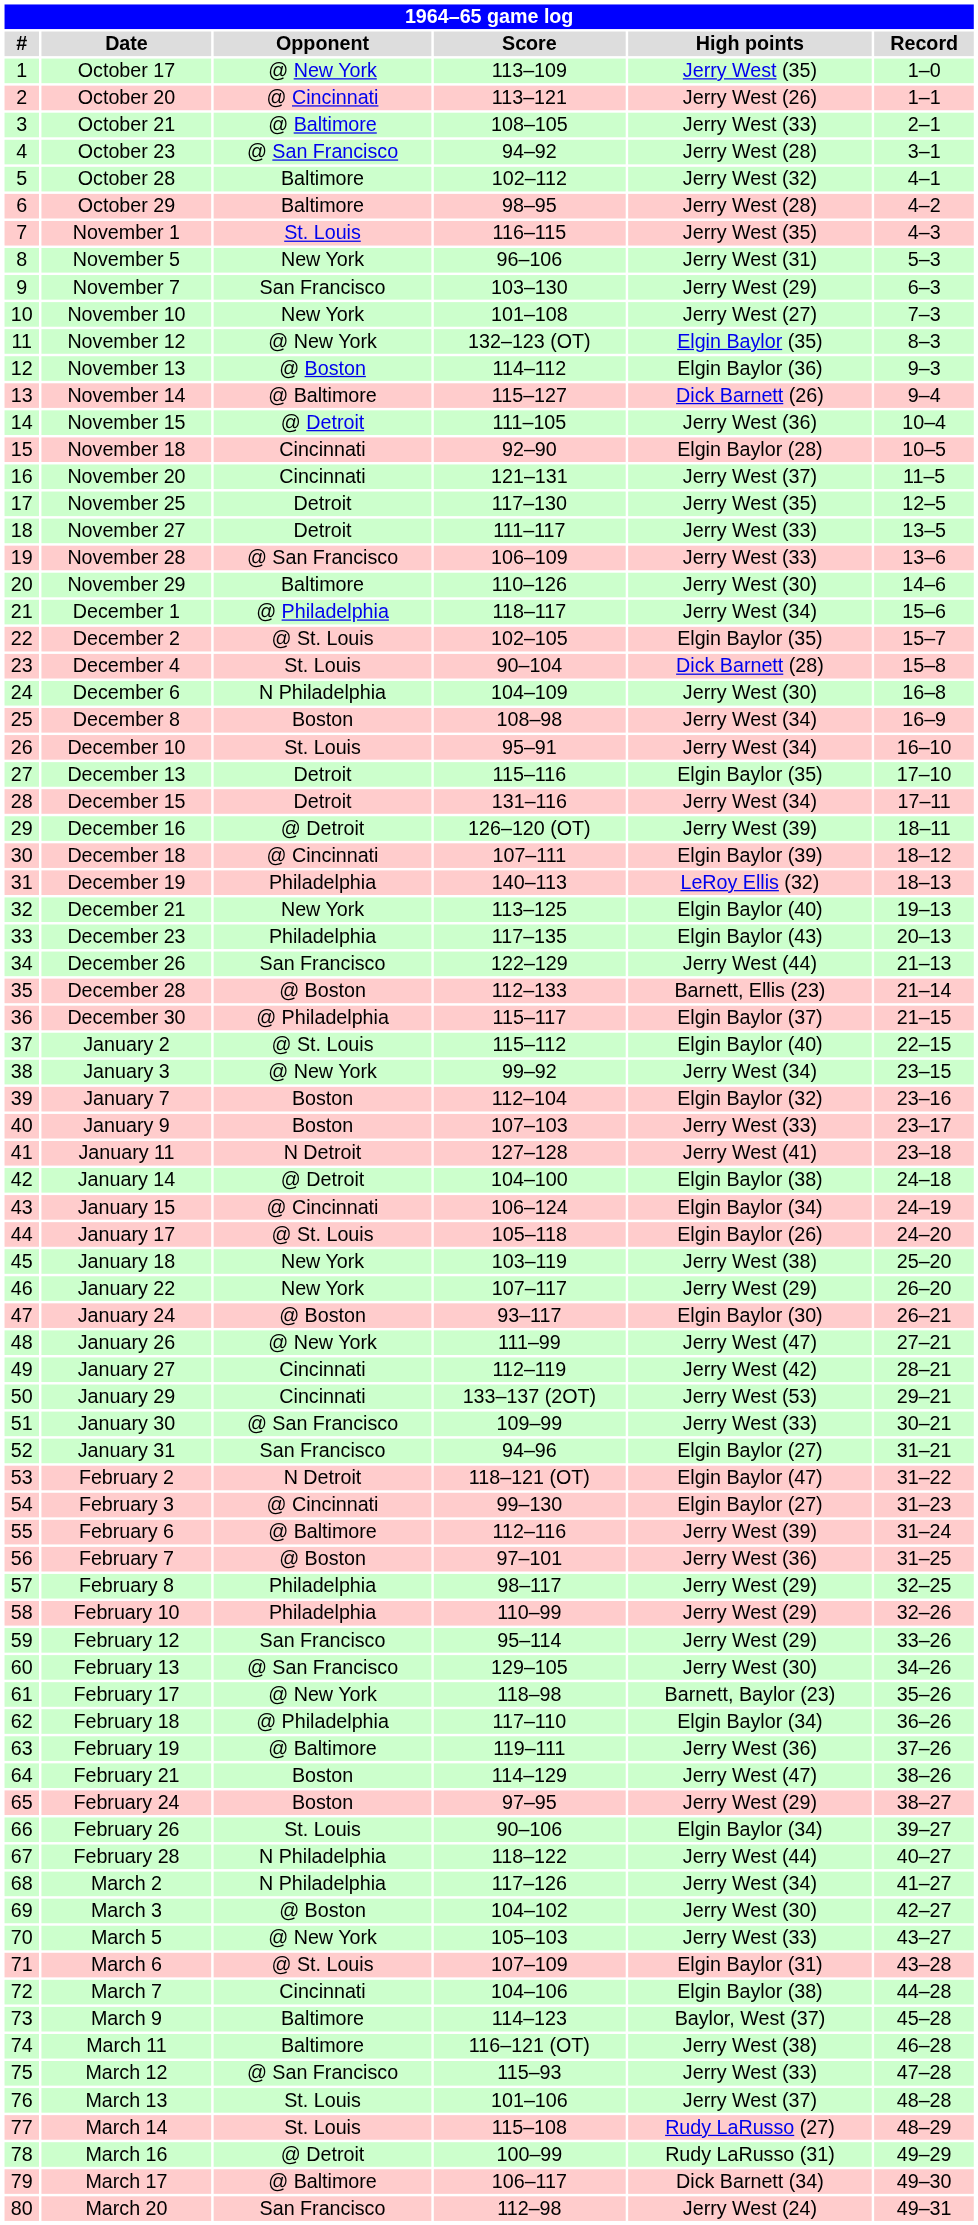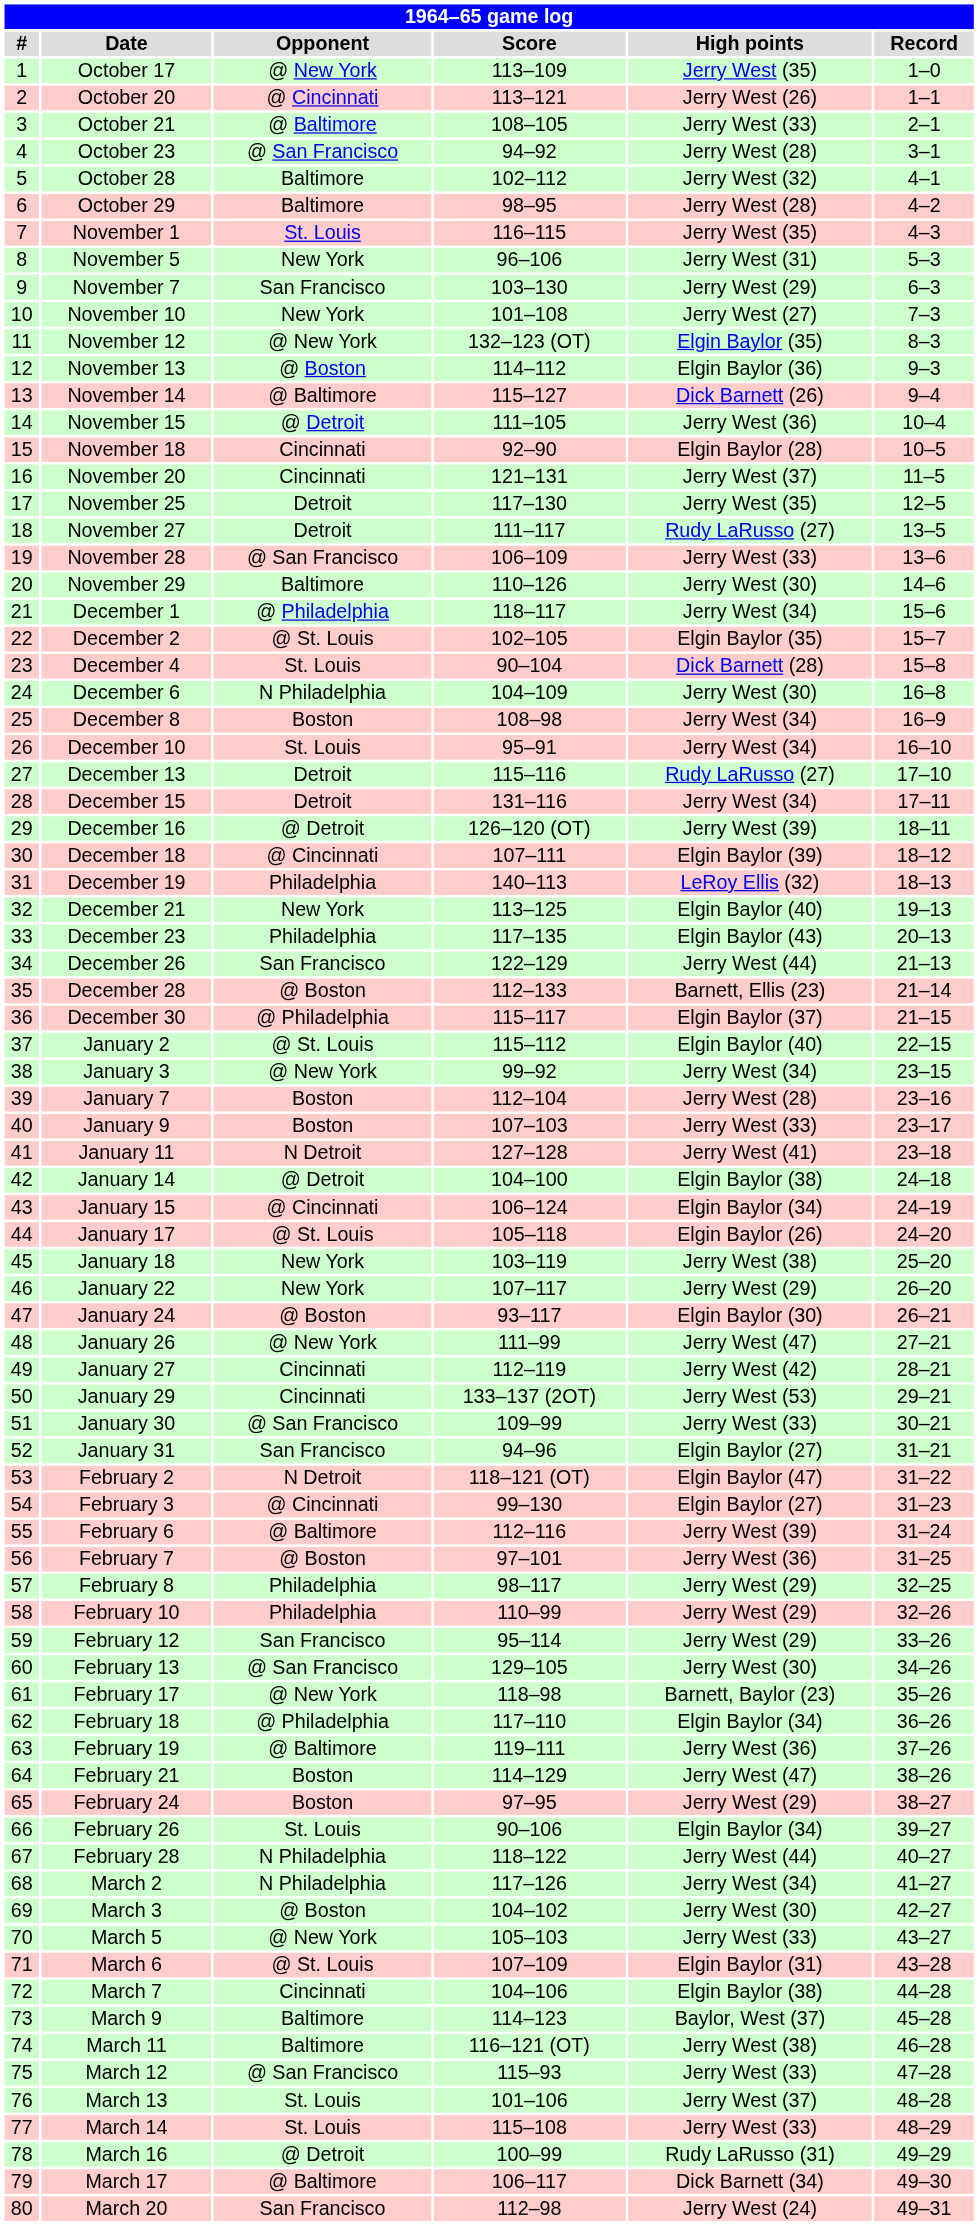(750, 530) Jerry West (33) -> (750, 530) Rudy LaRusso (27)
(750, 774) Elgin Baylor (35) -> (750, 774) Rudy LaRusso (27)
(750, 1099) Elgin Baylor (32) -> (750, 1099) Jerry West (28)
(750, 2127) Rudy LaRusso (27) -> (750, 2127) Jerry West (33)
